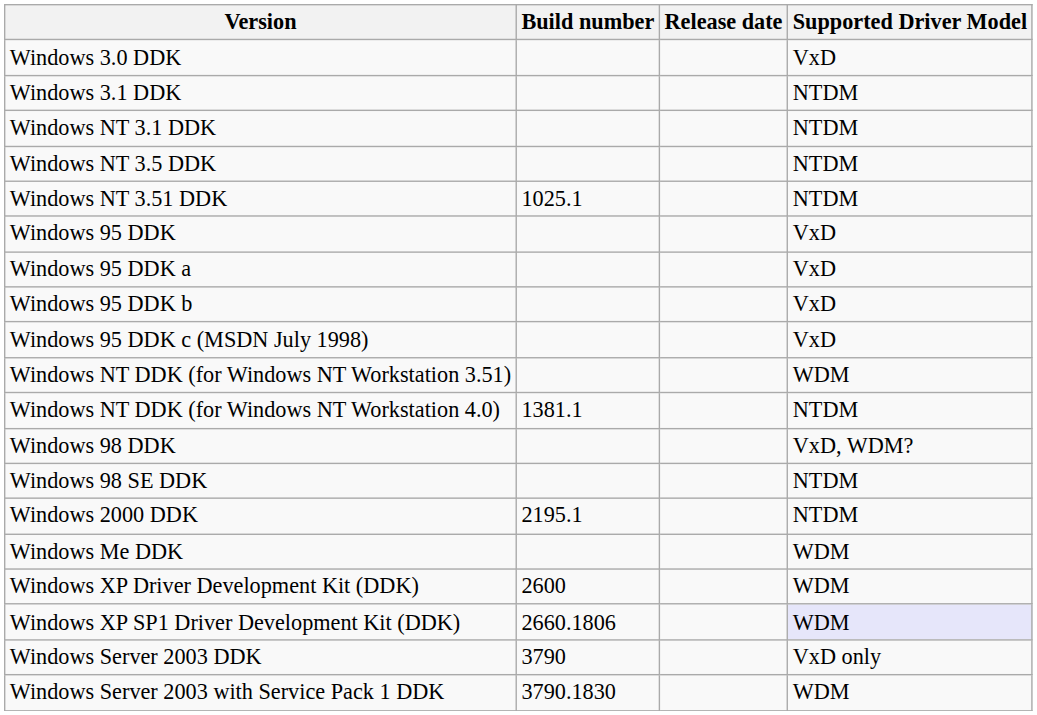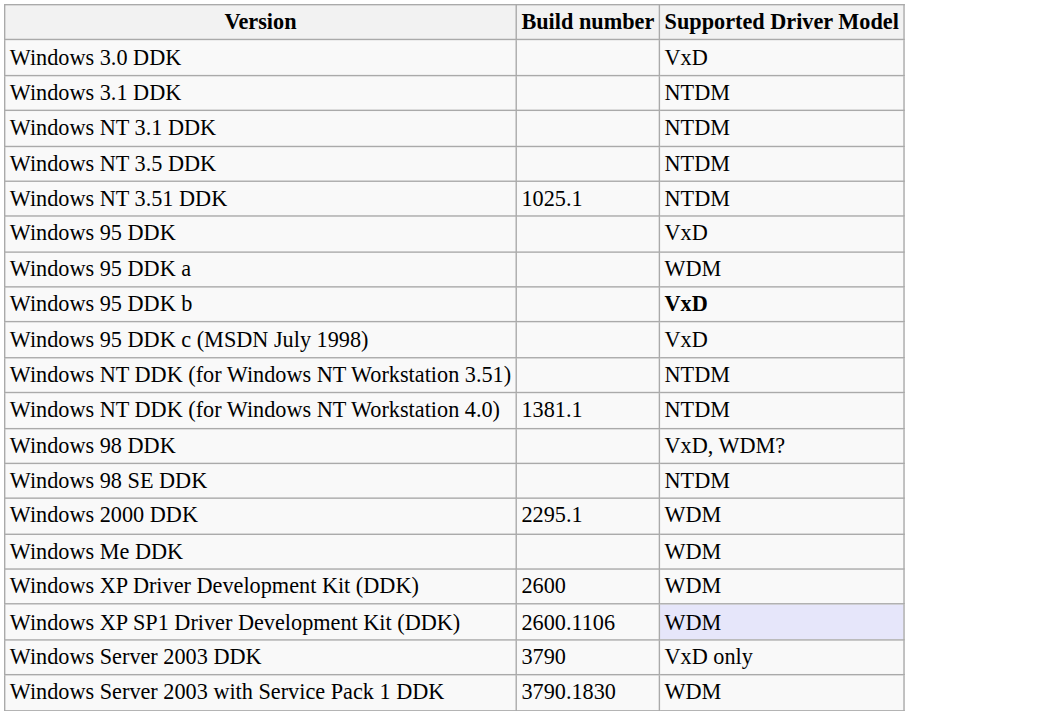- column: (724, 22)
(814, 269) VxD -> (693, 269) WDM
(814, 304) normal -> (686, 304) bold
(821, 374) WDM -> (697, 374) NTDM
(552, 515) 2195.1 -> (552, 515) 2295.1
(825, 515) NTDM -> (693, 515) WDM
(569, 621) 2660.1806 -> (568, 621) 2600.1106
